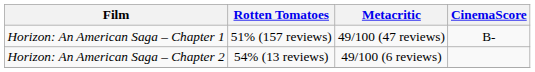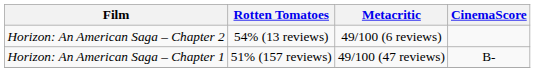rows swapped: (116, 36) <-> (116, 57)
